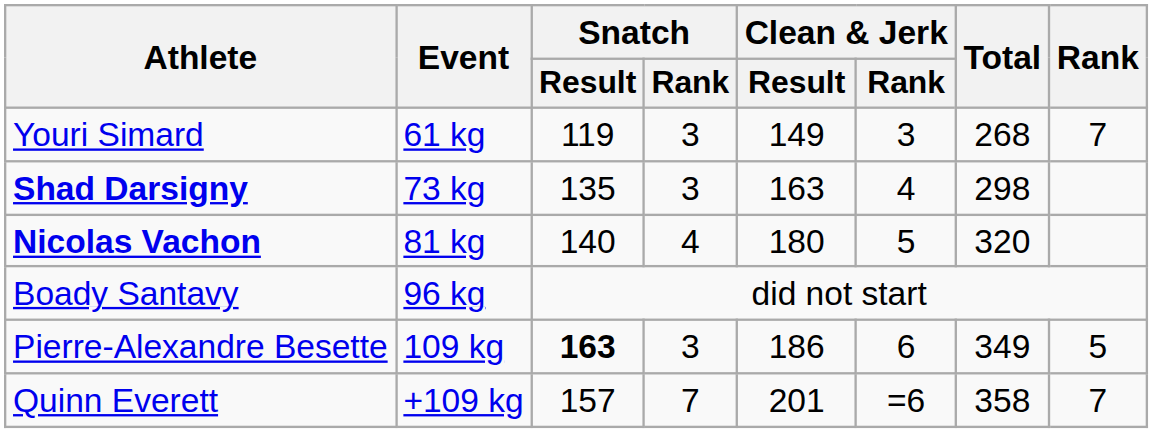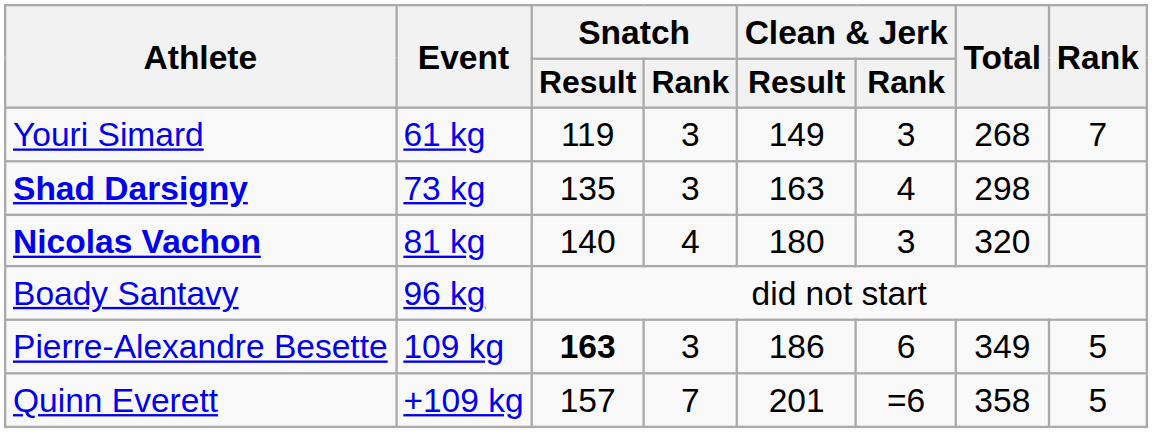(906, 241) 5 -> (906, 241) 3
(1098, 400) 7 -> (1098, 400) 5
